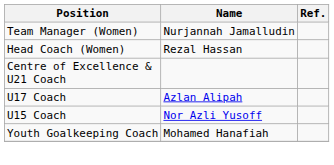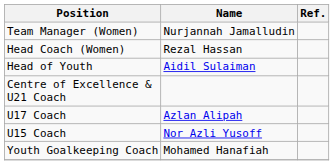+ row: (50, 67)
